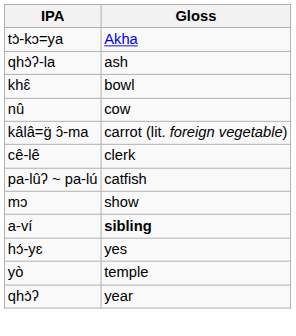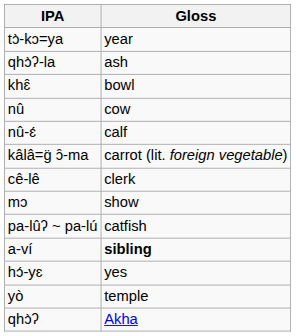(121, 39) Akha -> (119, 39) year
+ row: (22, 132)
rows swapped: (53, 179) <-> (18, 202)
(119, 296) year -> (121, 319) Akha
